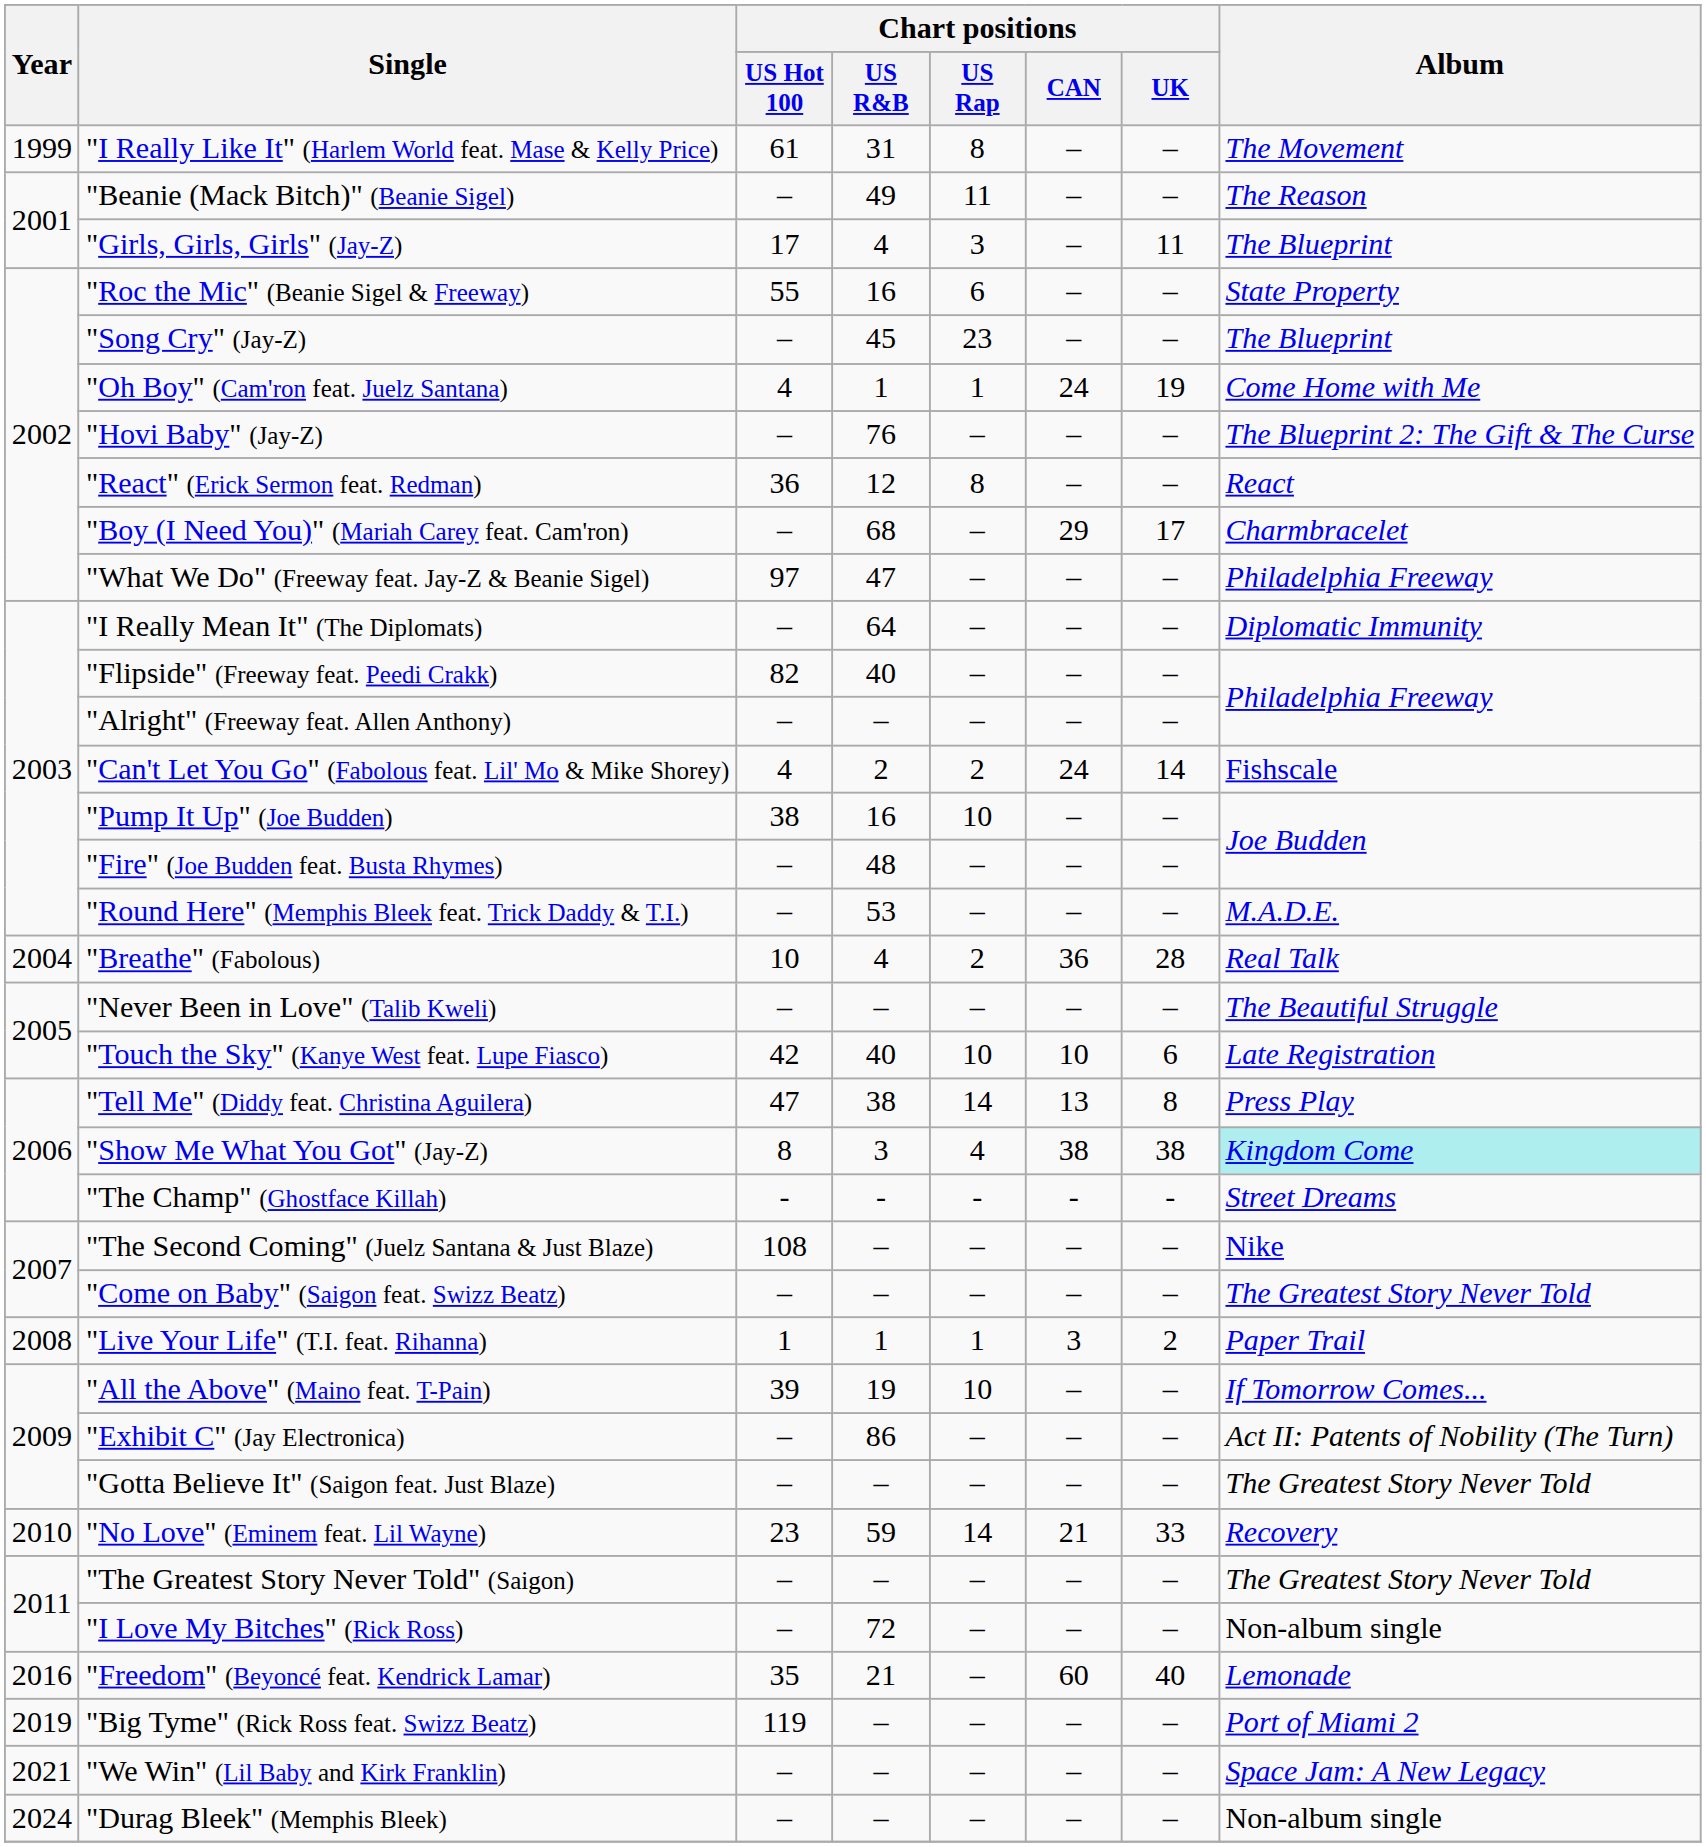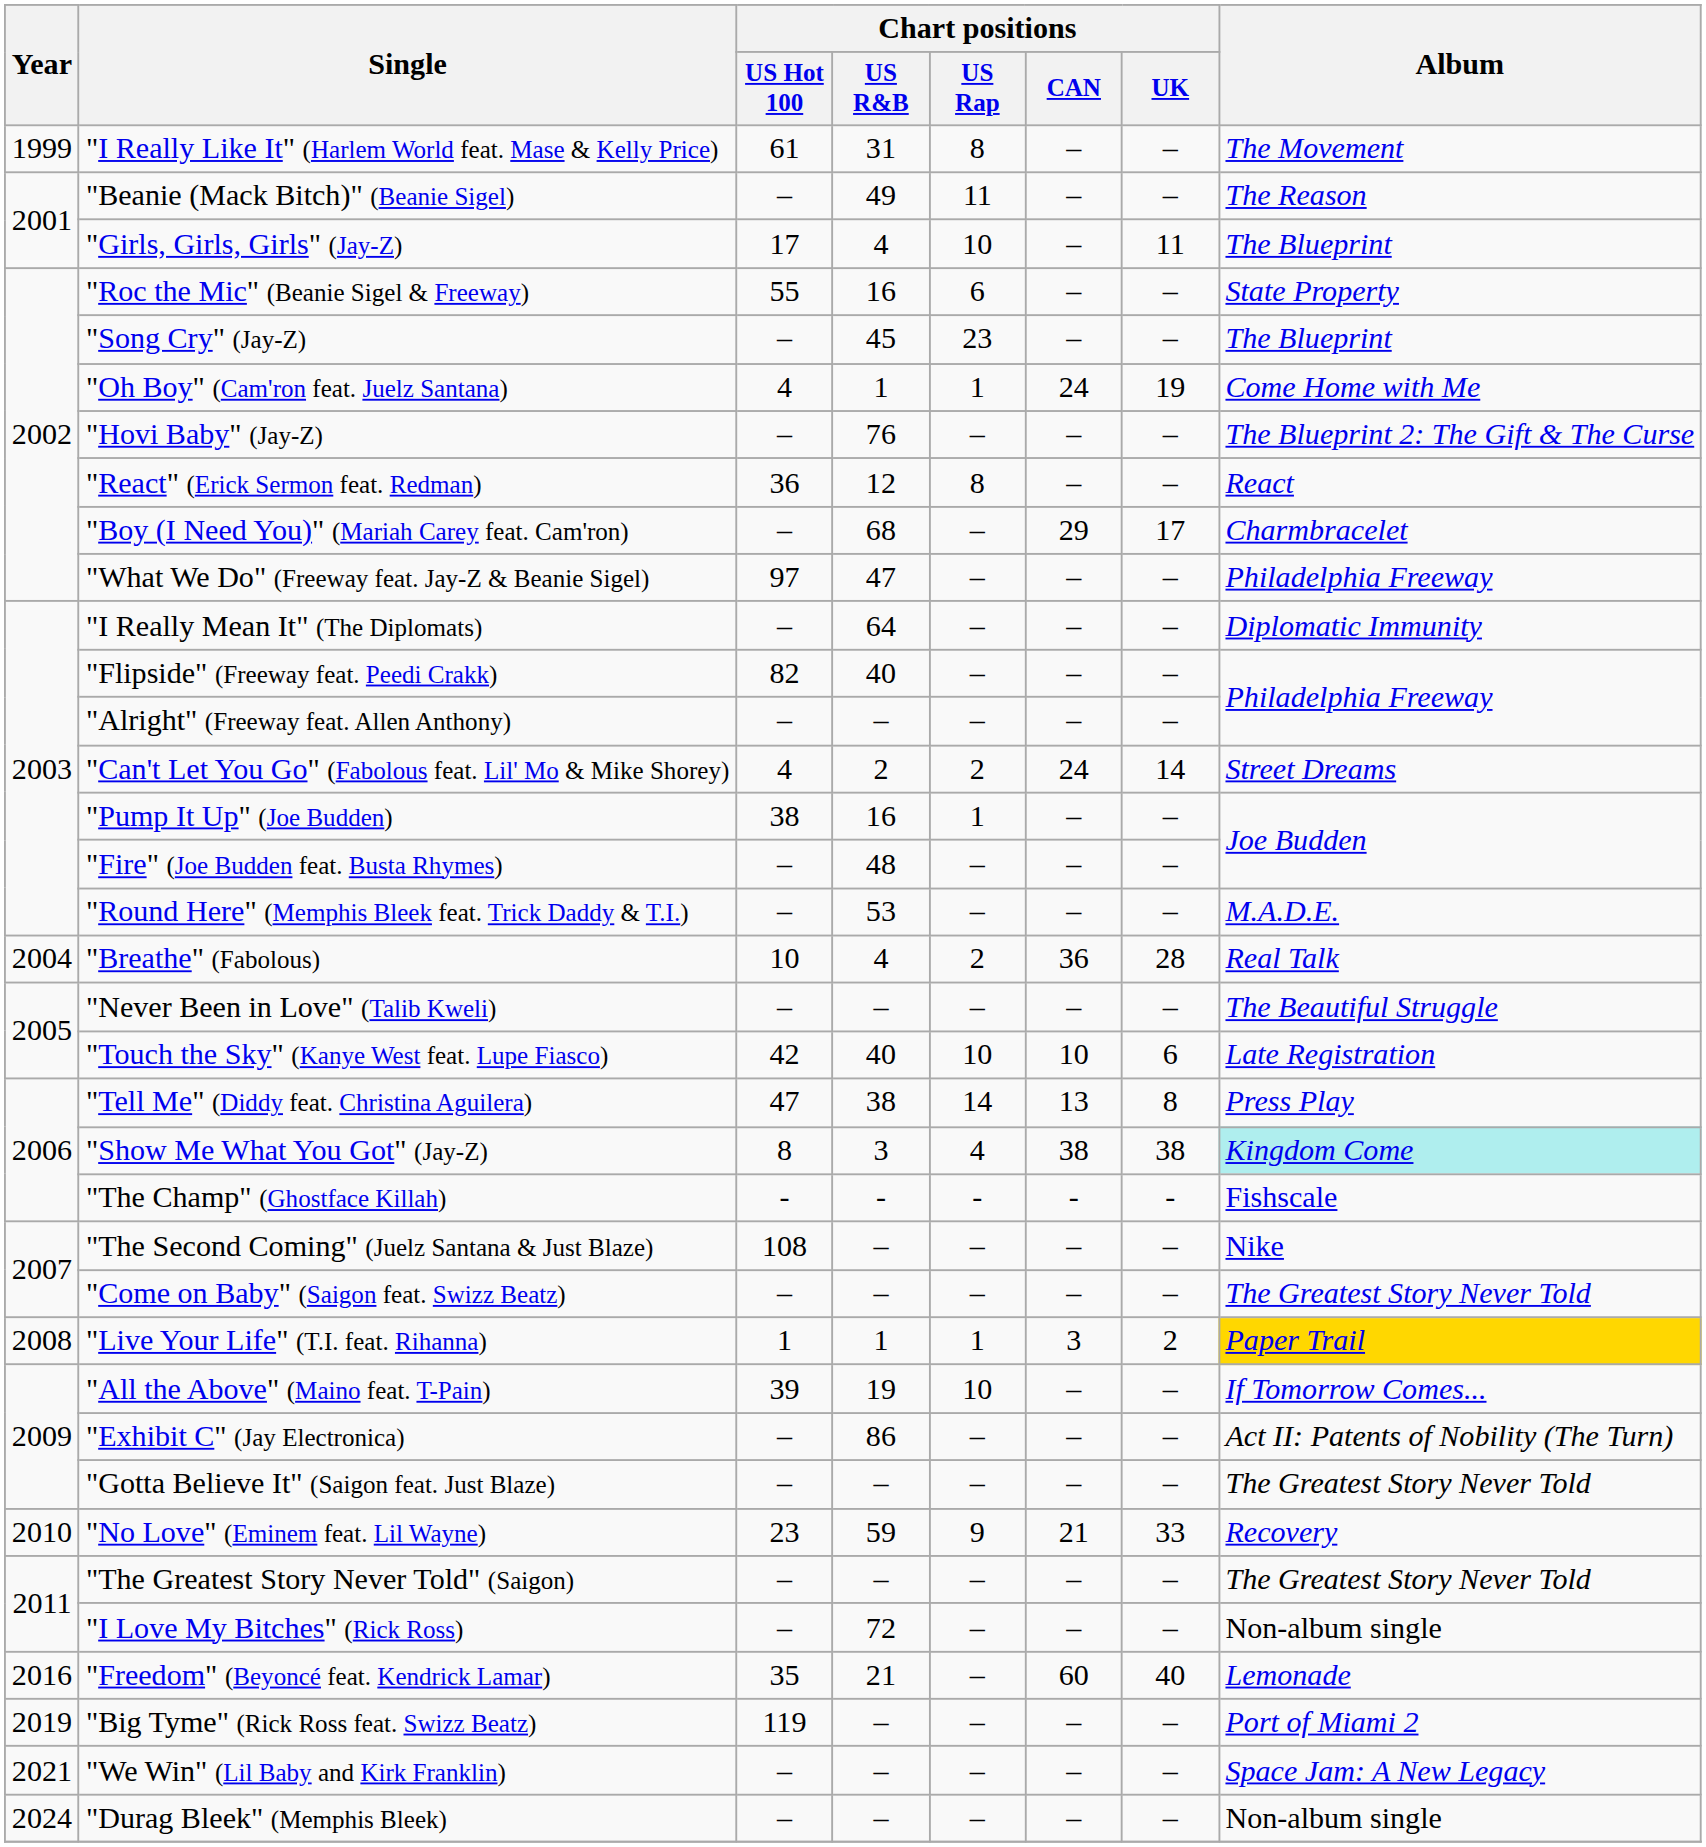(977, 243) 3 -> (977, 243) 10
(1281, 768) Fishscale -> (1311, 768) Street Dreams
(977, 815) 10 -> (977, 815) 1
(1311, 1197) Street Dreams -> (1281, 1197) Fishscale
(1295, 1340) no background -> (1295, 1340) gold background
(977, 1531) 14 -> (977, 1531) 9
